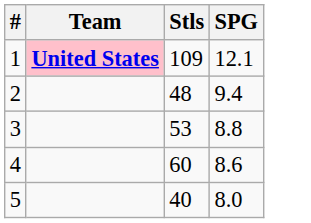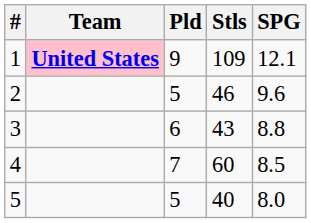+ column: (185, 22)
(180, 93) 48 -> (223, 93) 46
(228, 93) 9.4 -> (271, 93) 9.6
(180, 128) 53 -> (223, 128) 43
(228, 164) 8.6 -> (271, 164) 8.5
